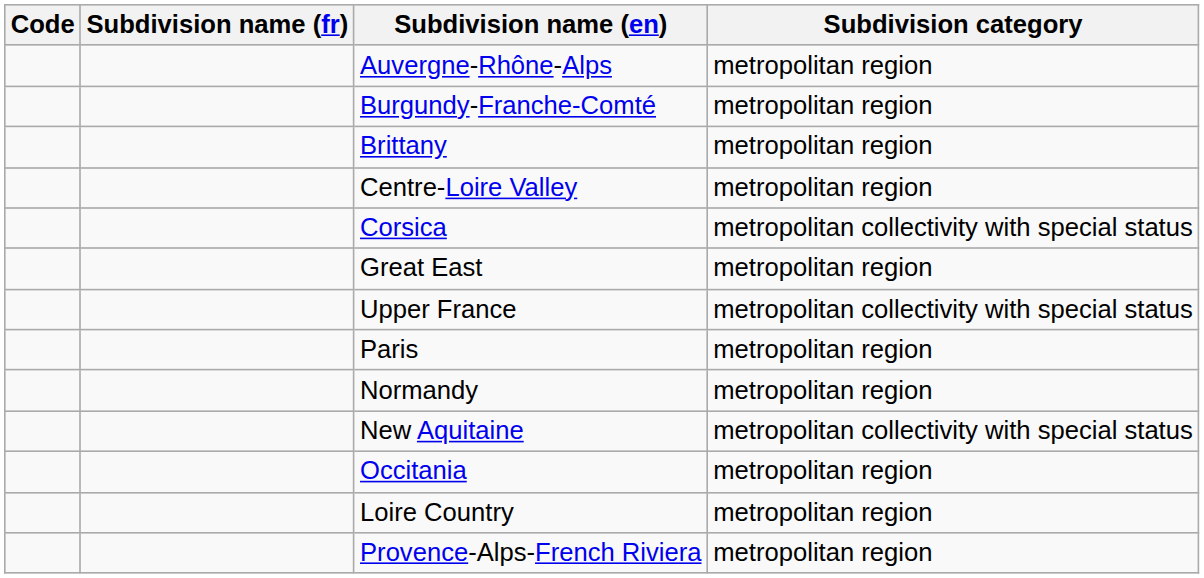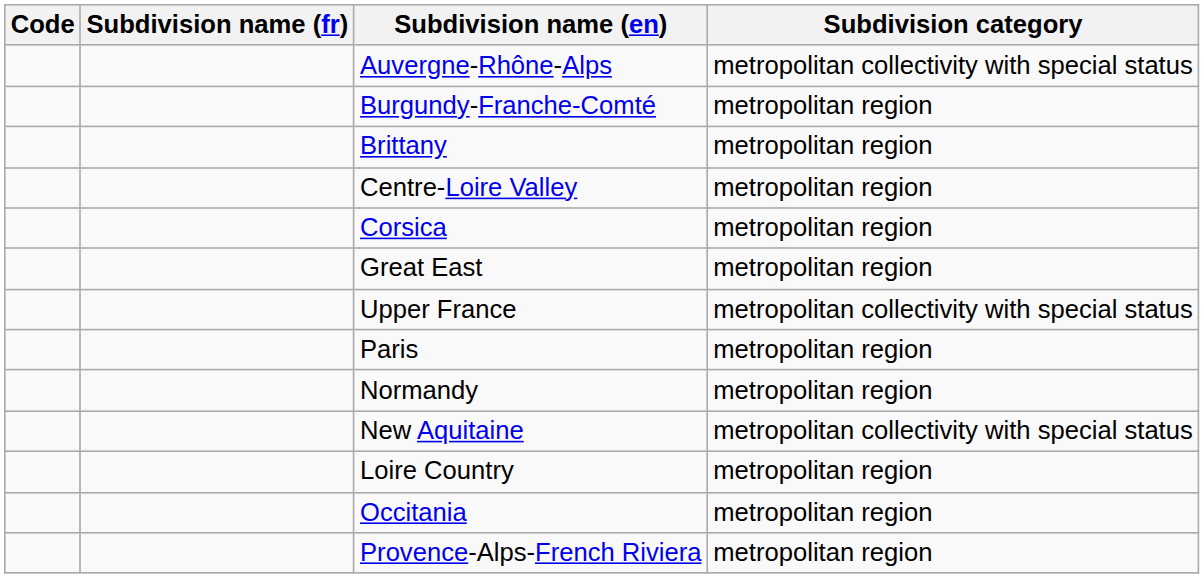(823, 65) metropolitan region -> (953, 65) metropolitan collectivity with special status
(953, 227) metropolitan collectivity with special status -> (823, 227) metropolitan region
rows swapped: (413, 471) <-> (437, 512)
